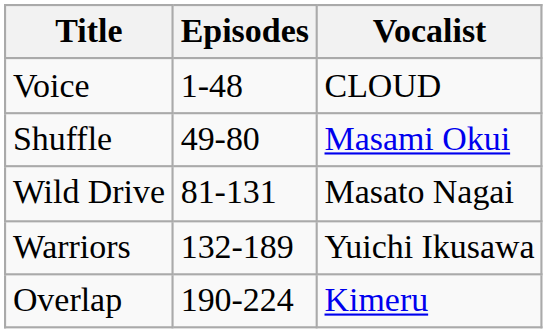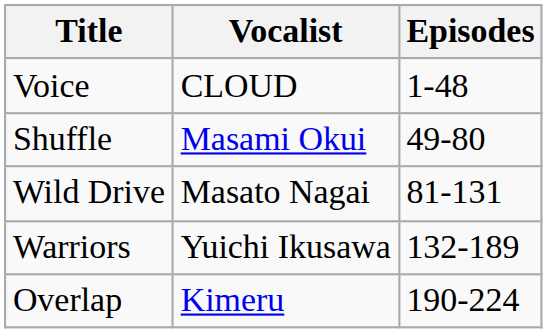columns swapped: (430, 31) <-> (245, 31)
